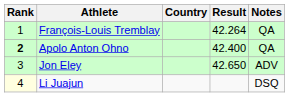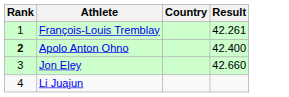- column: (267, 13)
(229, 30) 42.264 -> (229, 30) 42.261
(229, 65) 42.650 -> (229, 65) 42.660
(20, 83) lightyellow background -> (20, 83) no background
